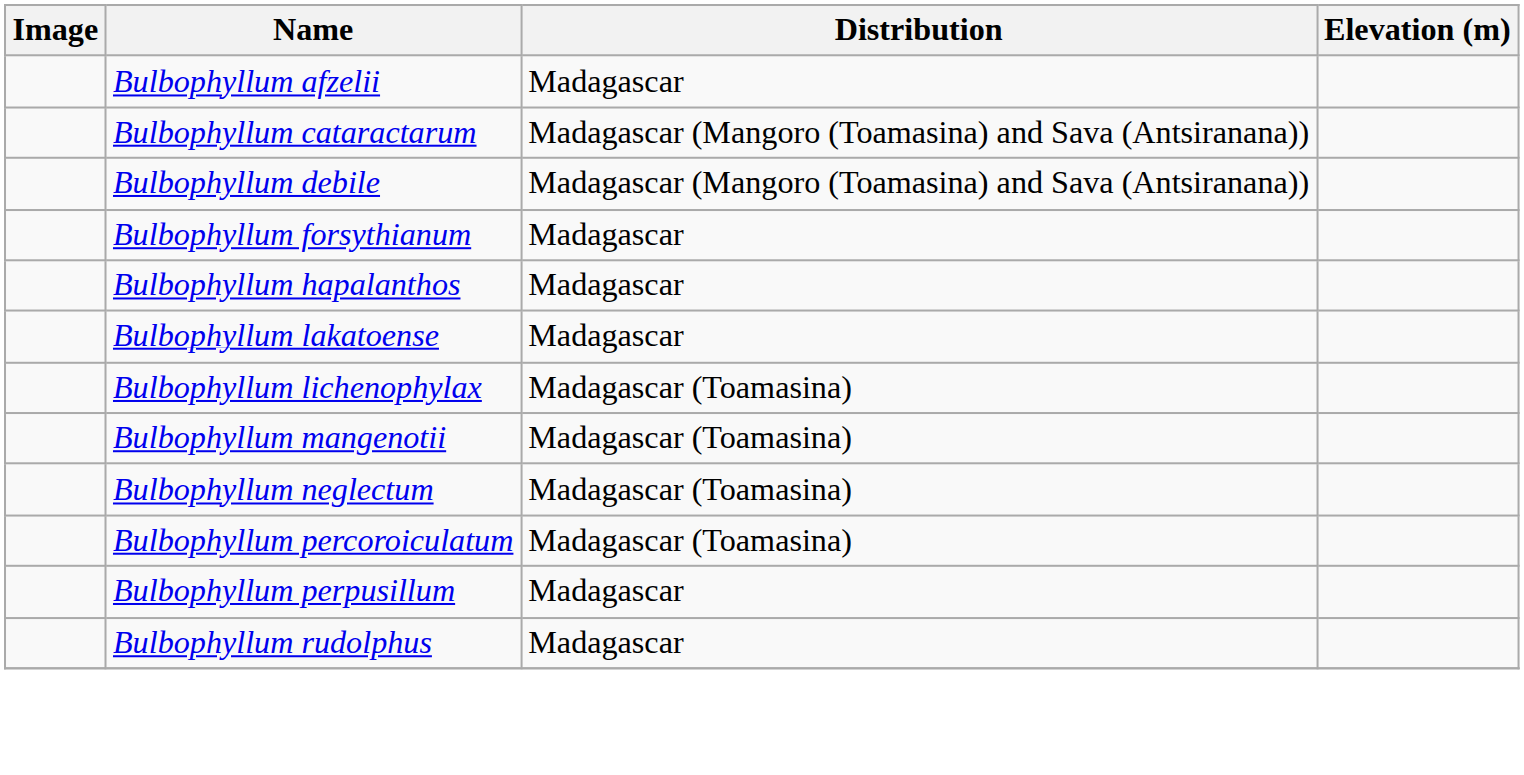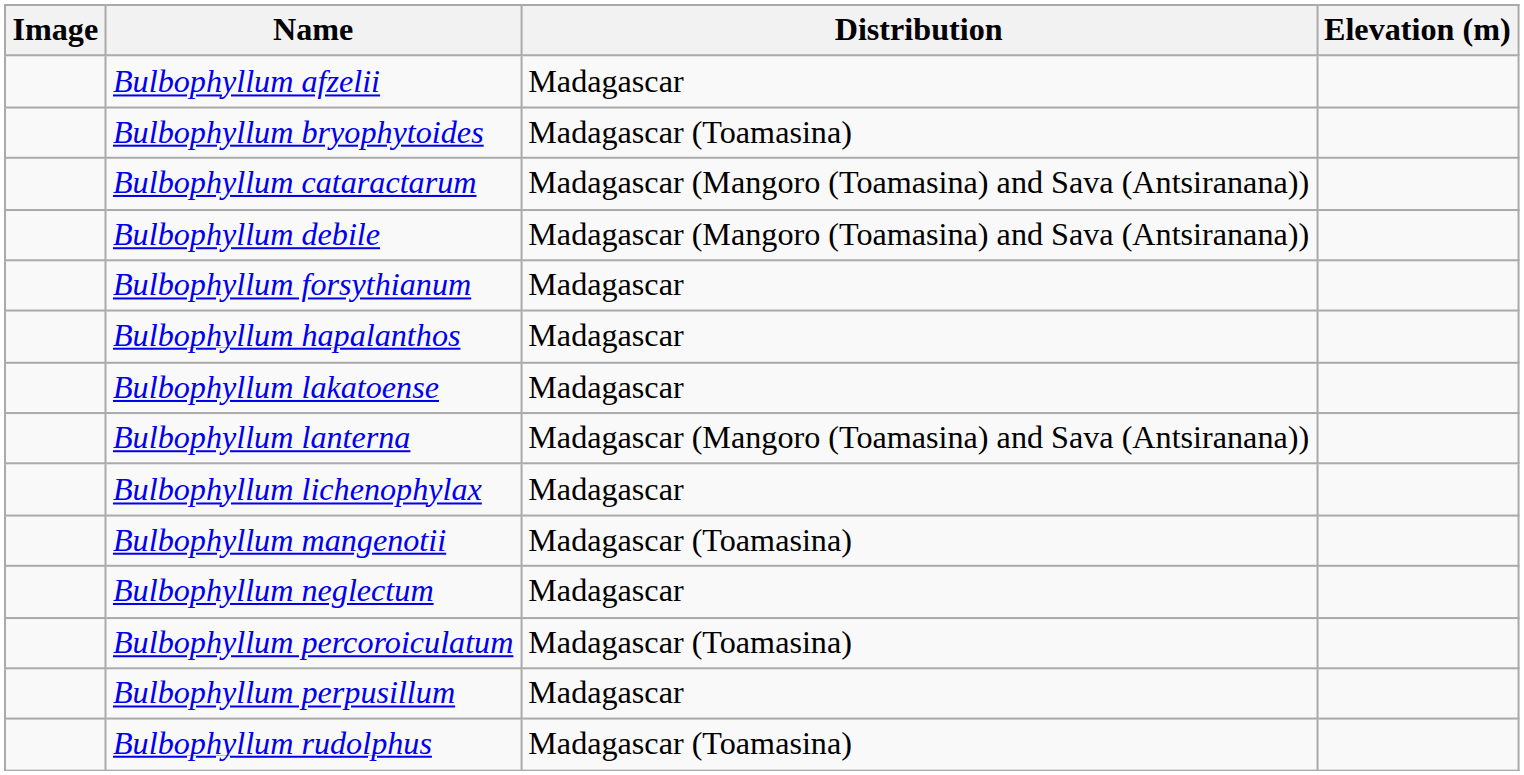+ row: (298, 132)
+ row: (262, 438)
(690, 387) Madagascar (Toamasina) -> (606, 489) Madagascar
(690, 489) Madagascar (Toamasina) -> (606, 591) Madagascar
(606, 642) Madagascar -> (690, 744) Madagascar (Toamasina)
